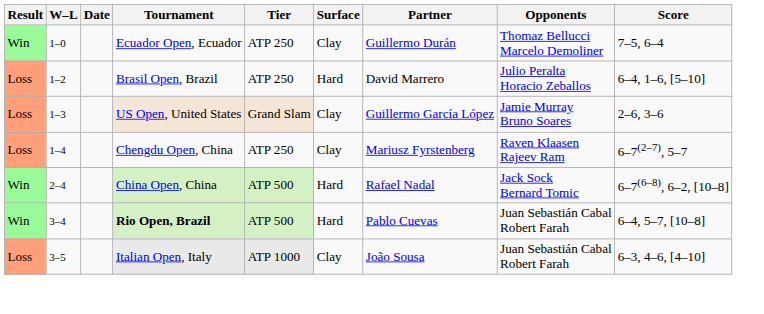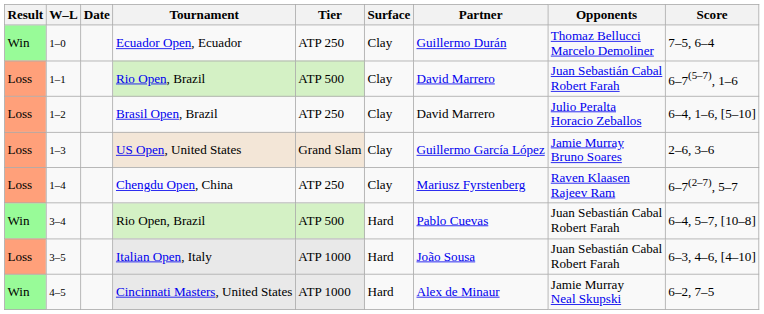+ row: (57, 79)
(330, 78) Hard -> (380, 114) Clay
- row: (57, 186)
(163, 220) bold -> (161, 220) normal
(329, 256) Clay -> (381, 256) Hard
+ row: (57, 292)
